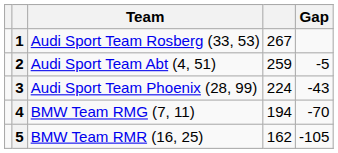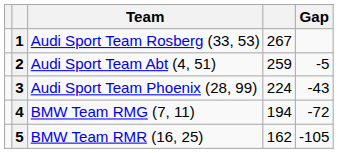(318, 112) -70 -> (318, 112) -72
